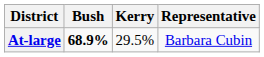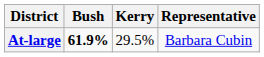(88, 39) 68.9% -> (88, 39) 61.9%
